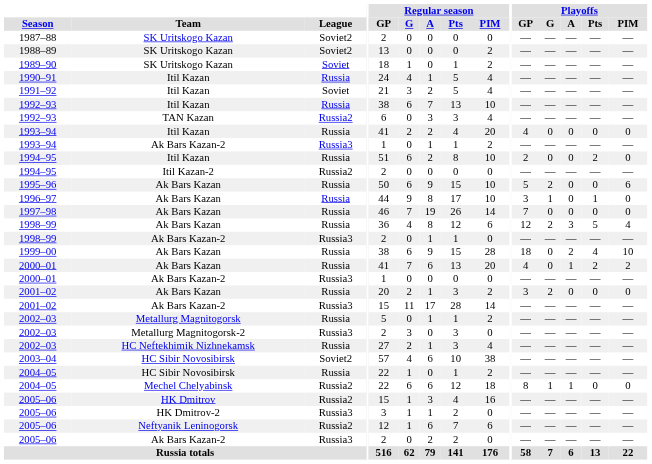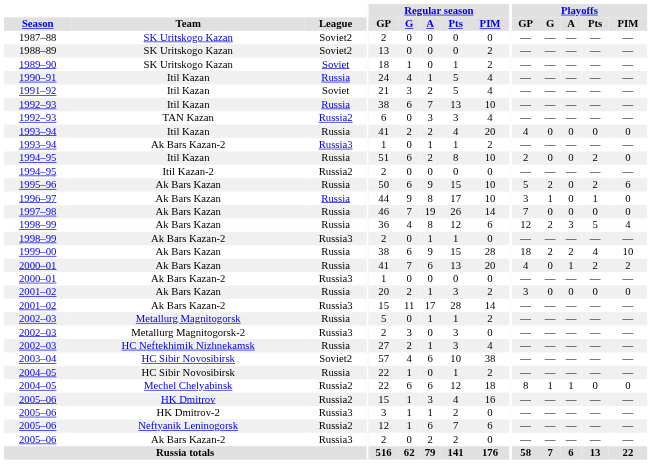(595, 185) 0 -> (595, 185) 2
(550, 252) 0 -> (550, 252) 2
(550, 292) 2 -> (550, 292) 0
